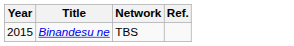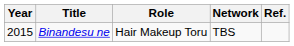+ column: (161, 13)
